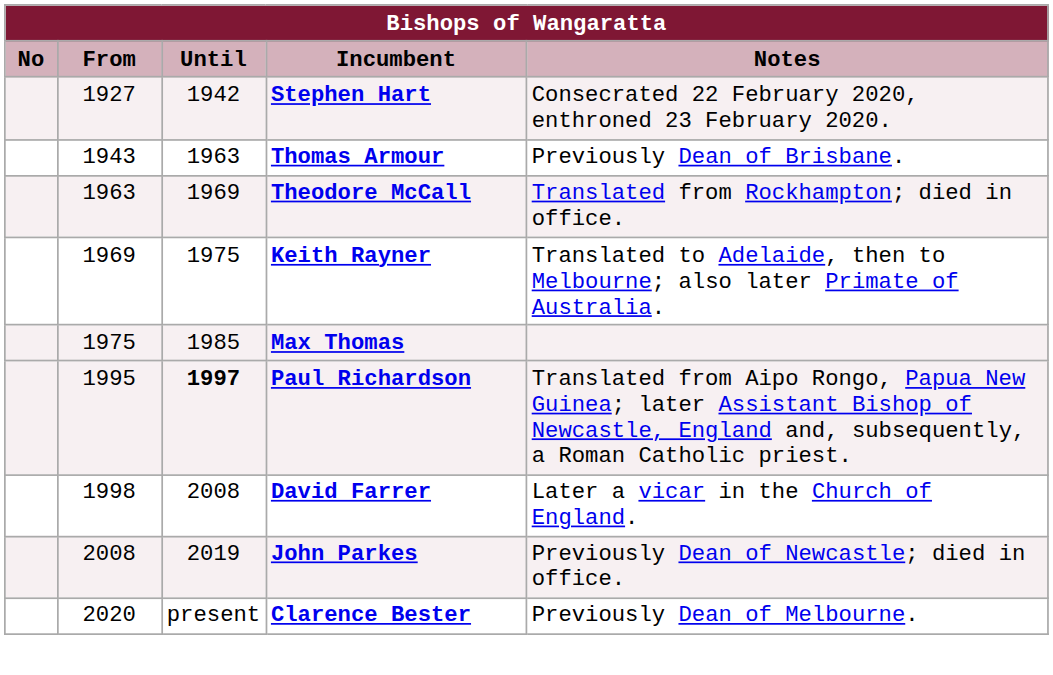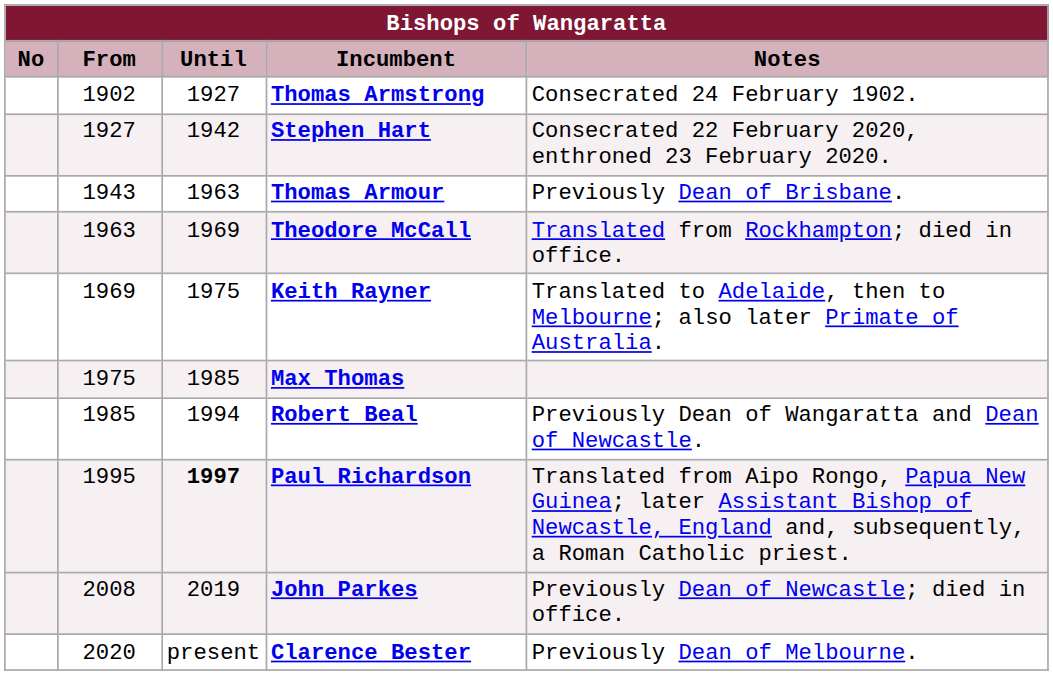+ row: (378, 95)
+ row: (344, 415)
- row: (351, 492)
